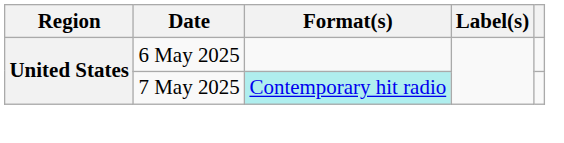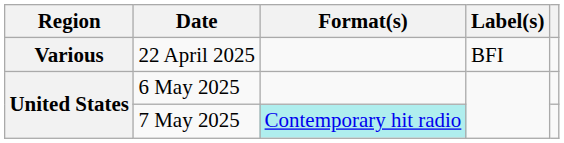+ row: (197, 54)
